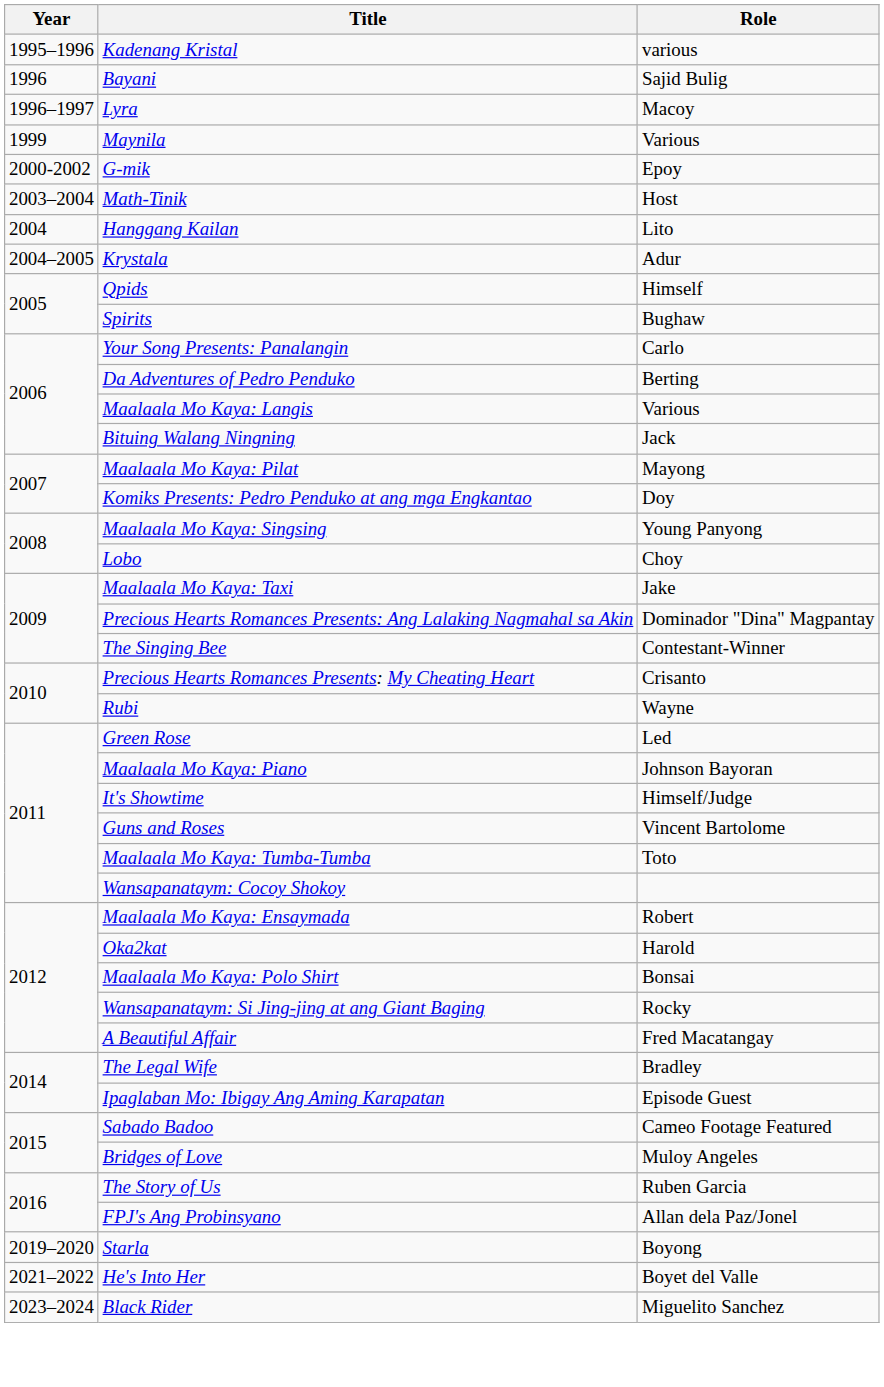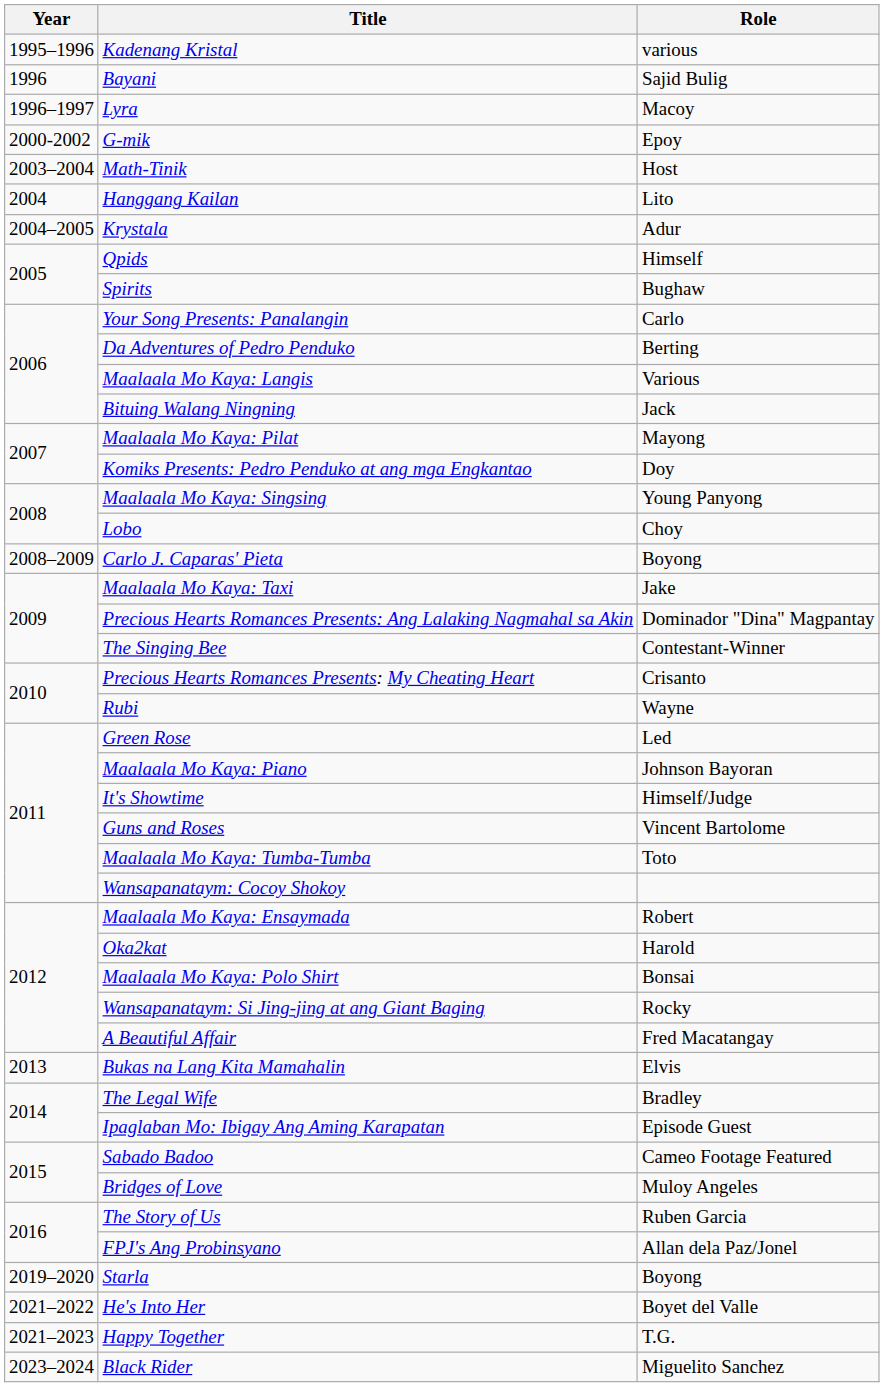- row: (134, 139)
+ row: (193, 558)
+ row: (224, 1067)
+ row: (163, 1336)
